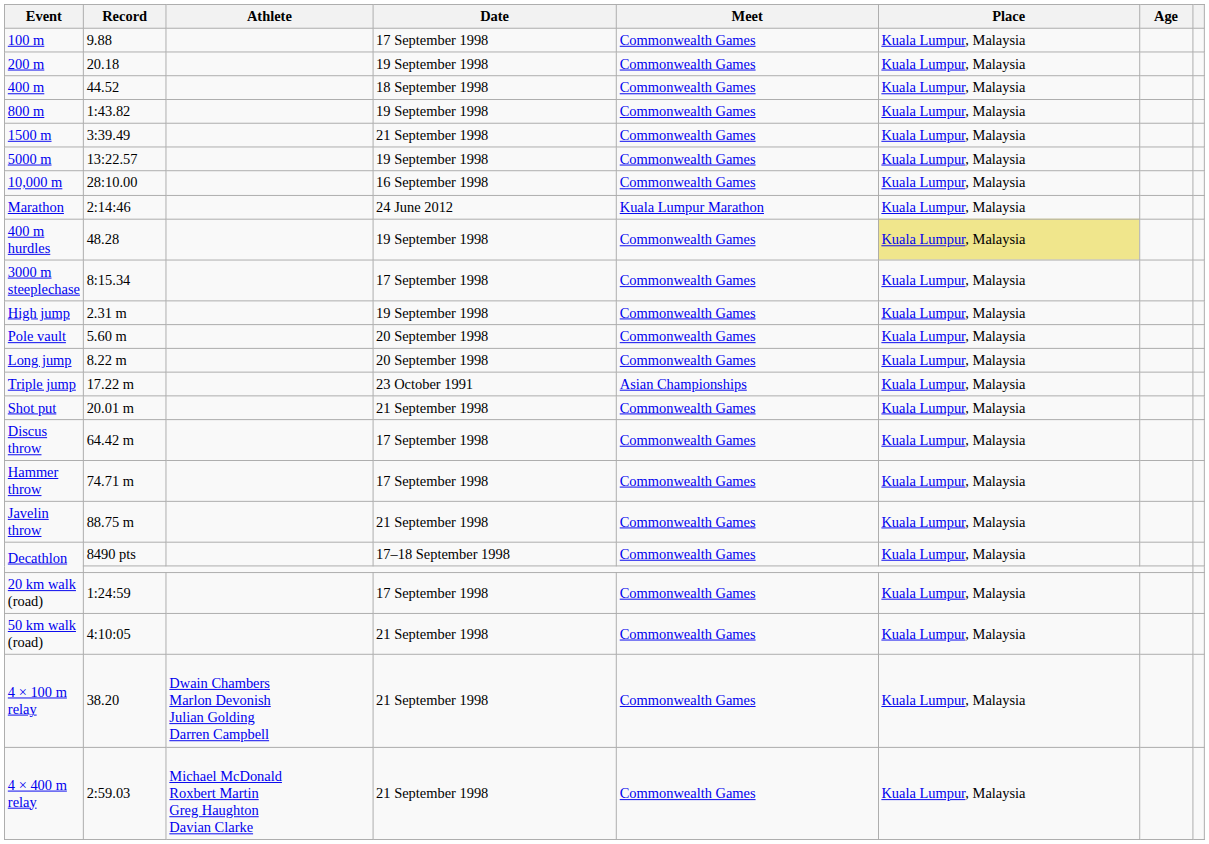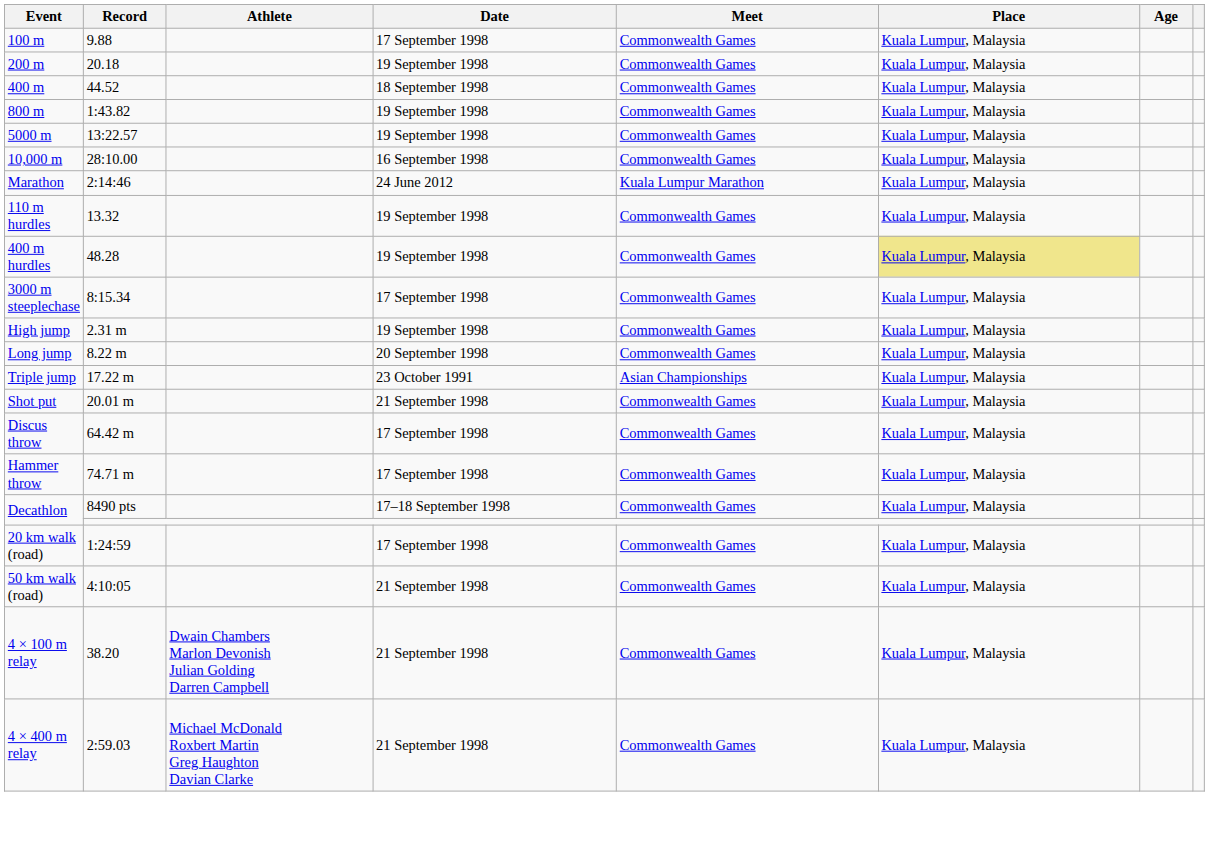- row: (30, 135)
+ row: (29, 215)
- row: (37, 336)
- row: (28, 522)
